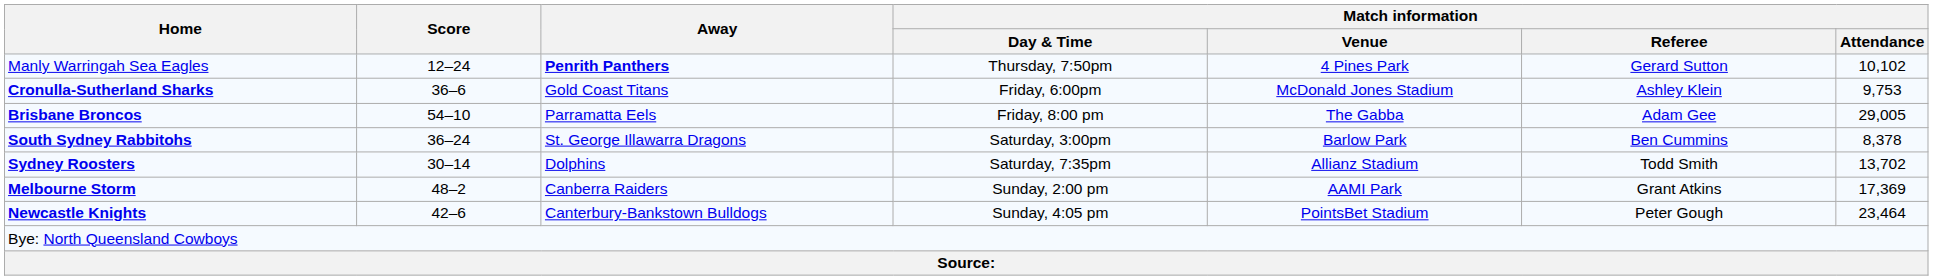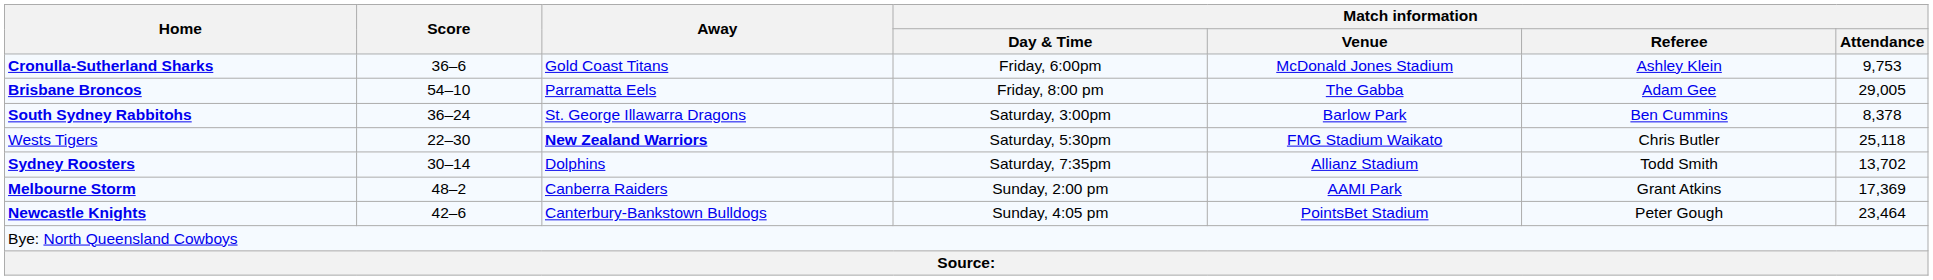- row: (108, 66)
+ row: (53, 139)
